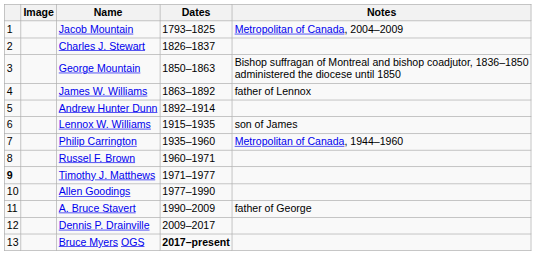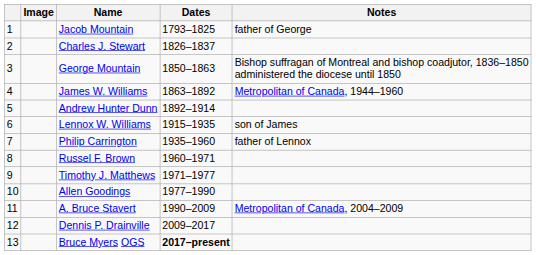(319, 29) Metropolitan of Canada, 2004–2009 -> (273, 29) father of George
(273, 91) father of Lennox -> (319, 91) Metropolitan of Canada, 1944–1960
(319, 141) Metropolitan of Canada, 1944–1960 -> (273, 141) father of Lennox
(10, 175) bold -> (10, 175) normal
(273, 208) father of George -> (319, 208) Metropolitan of Canada, 2004–2009
